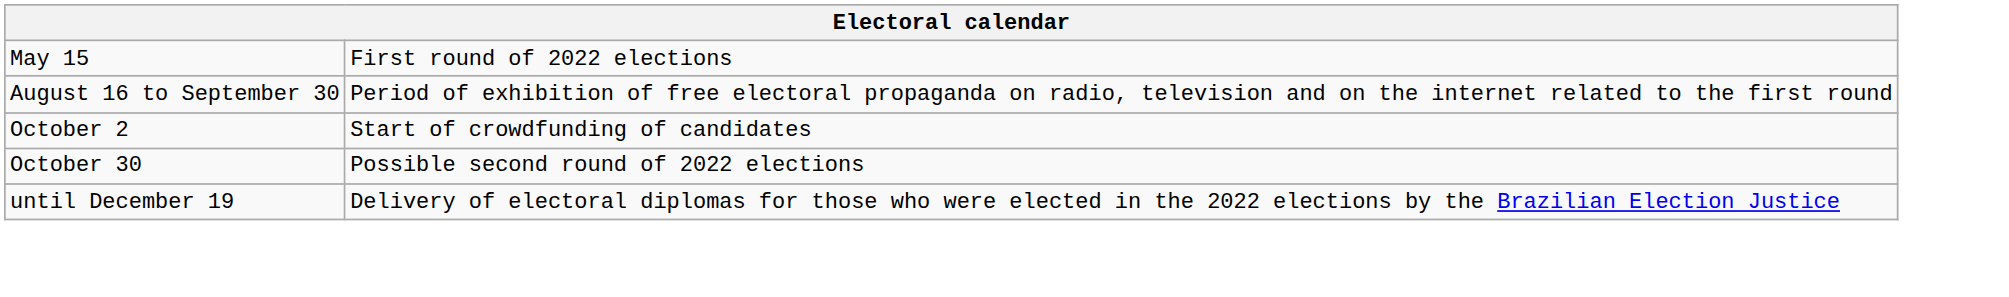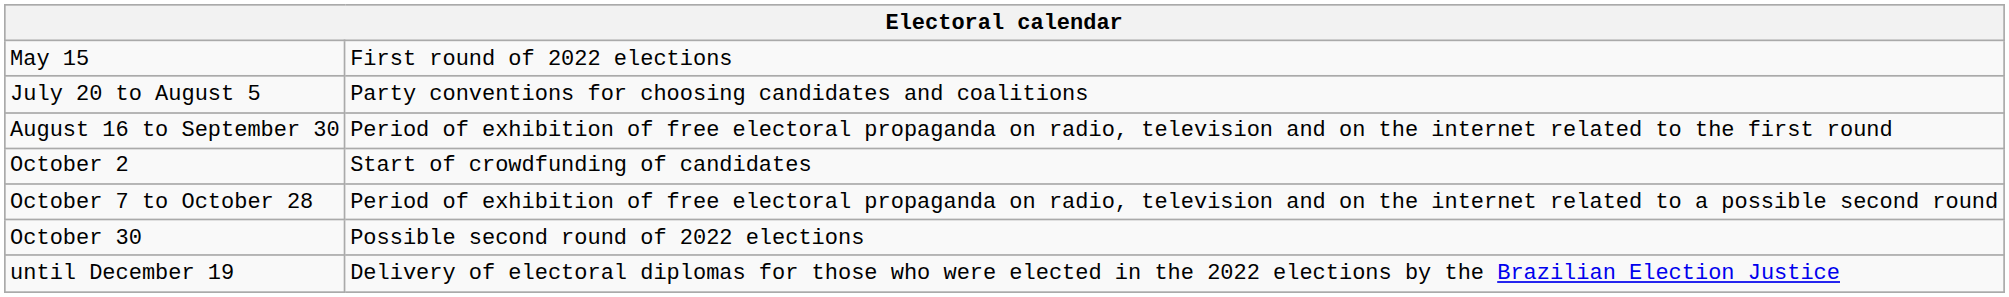+ row: (135, 94)
+ row: (162, 202)
